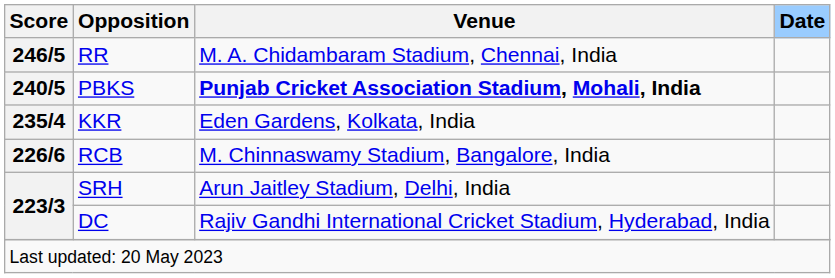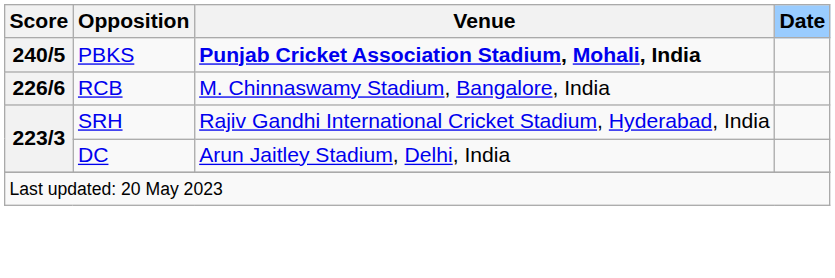- row: (93, 54)
- row: (100, 121)
(355, 188) Arun Jaitley Stadium, Delhi, India -> (484, 121) Rajiv Gandhi International Cricket Stadium, Hyderabad, India
(484, 222) Rajiv Gandhi International Cricket Stadium, Hyderabad, India -> (355, 155) Arun Jaitley Stadium, Delhi, India
